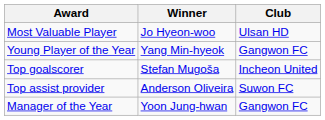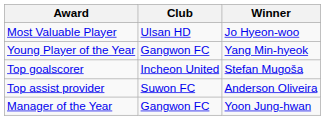columns swapped: (187, 13) <-> (278, 13)
